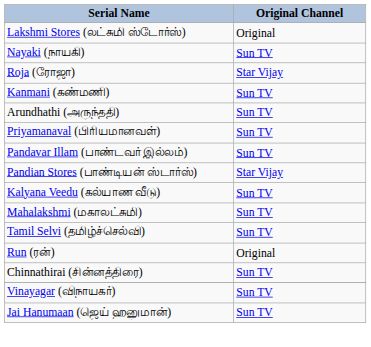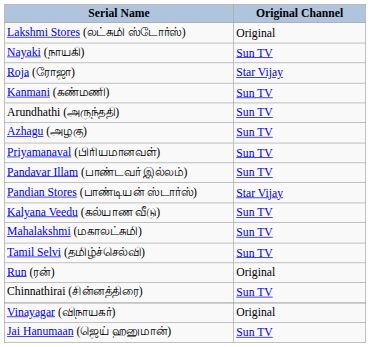+ row: (47, 132)
(255, 292) Sun TV -> (256, 312) Original
